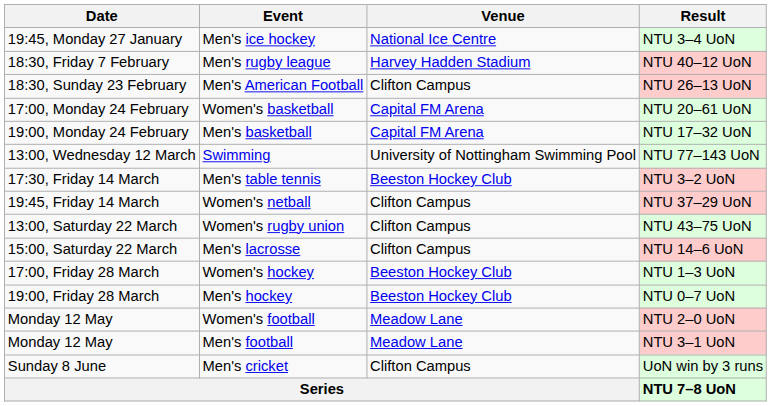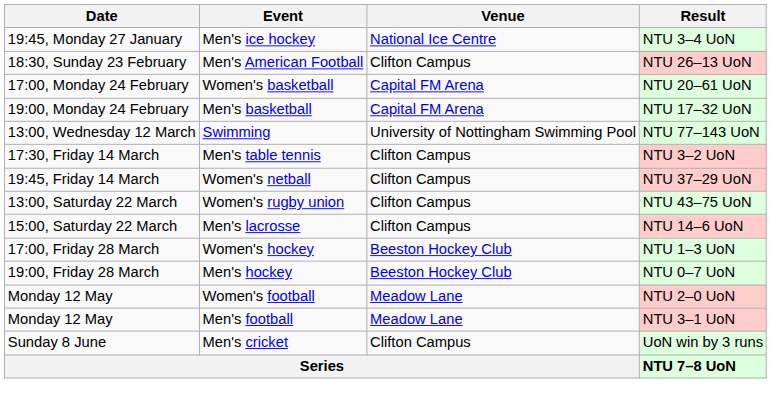- row: (267, 62)
(441, 179) Beeston Hockey Club -> (420, 156) Clifton Campus
